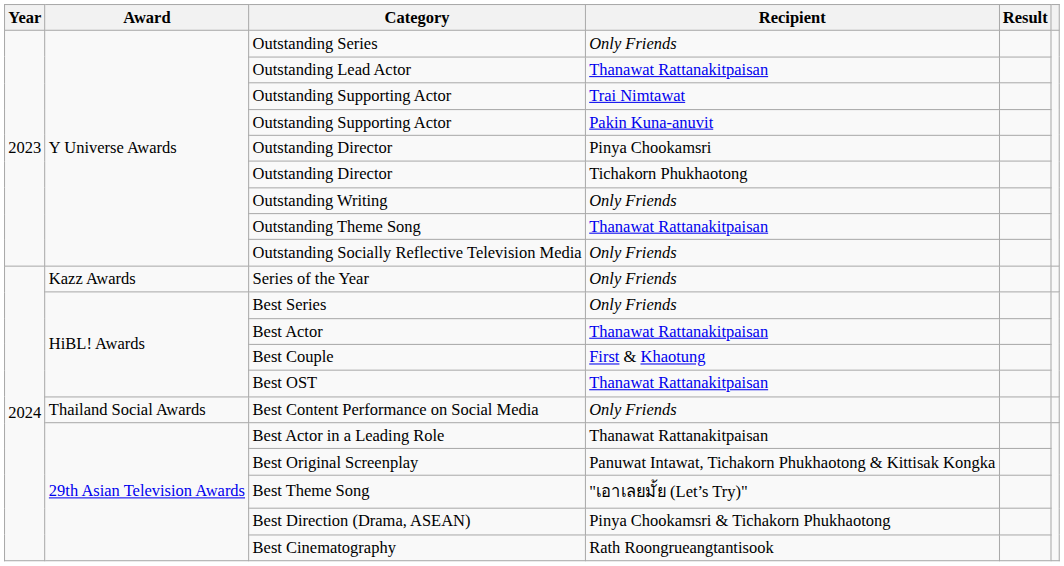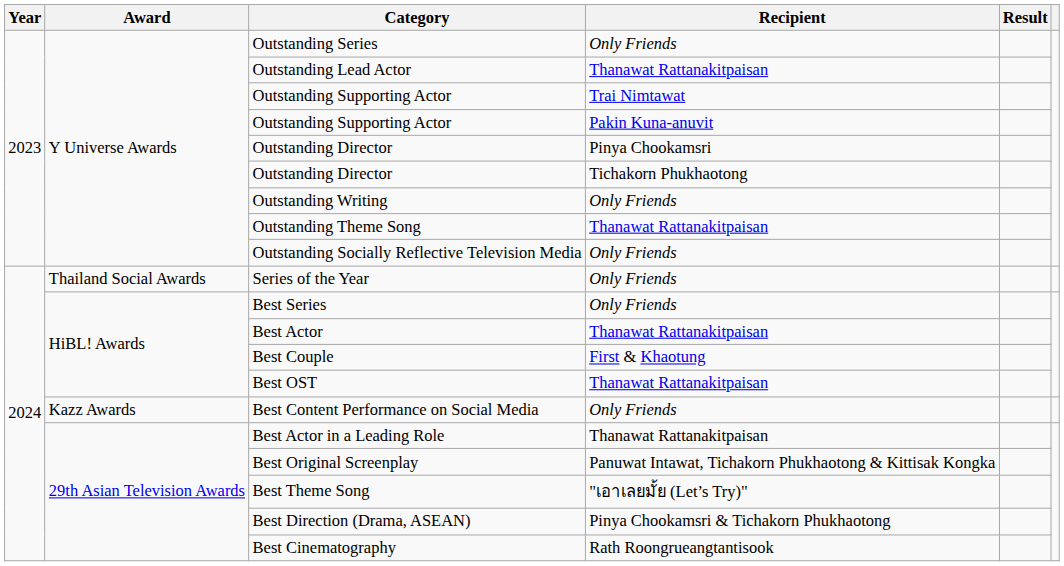(92, 278) Kazz Awards -> (127, 278) Thailand Social Awards
(127, 409) Thailand Social Awards -> (92, 409) Kazz Awards
